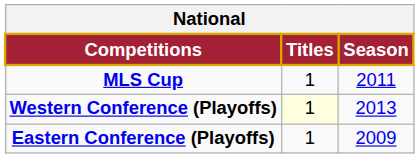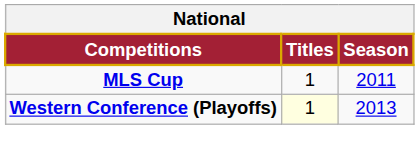- row: (143, 138)
